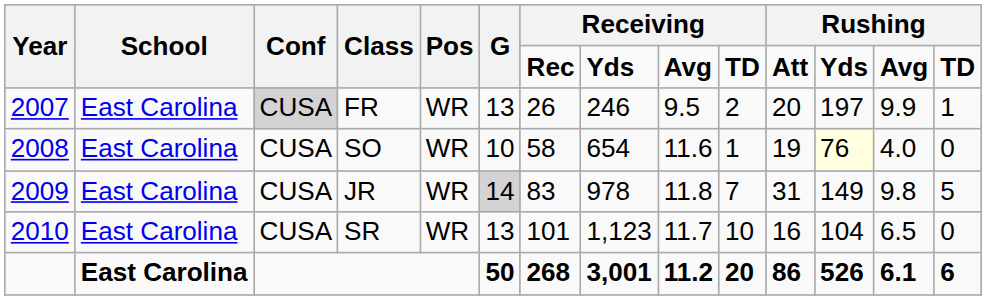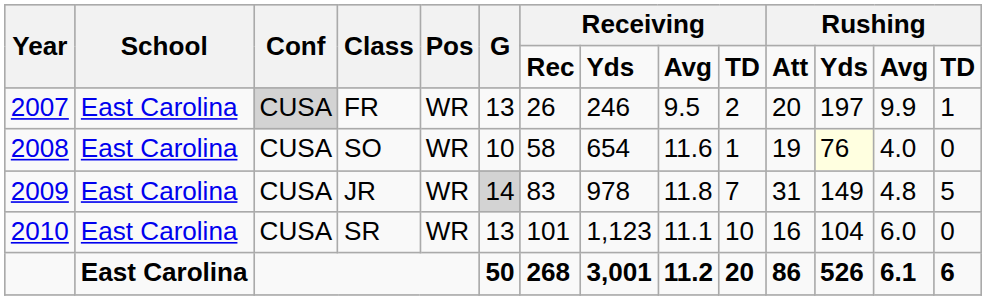(898, 190) 9.8 -> (898, 190) 4.8
(688, 231) 11.7 -> (688, 231) 11.1
(898, 231) 6.5 -> (898, 231) 6.0
